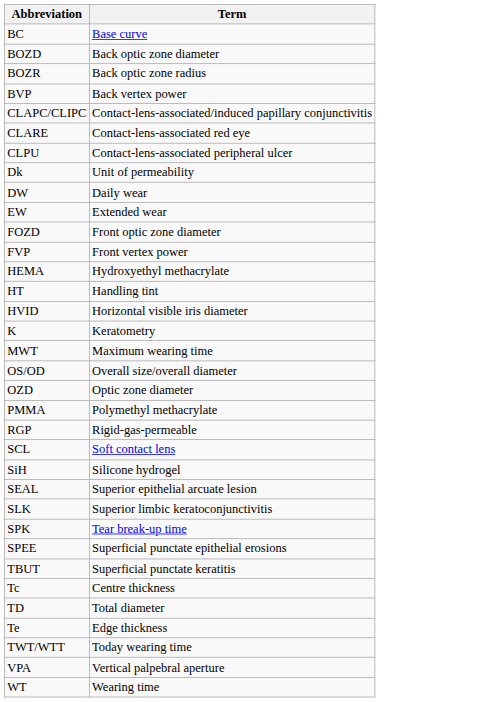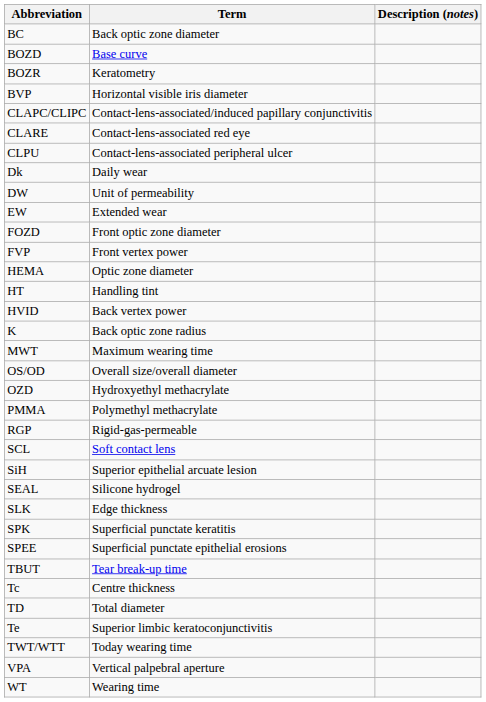+ column: (428, 14)
(120, 34) Base curve -> (156, 34) Back optic zone diameter
(156, 53) Back optic zone diameter -> (120, 53) Base curve
(149, 73) Back optic zone radius -> (124, 73) Keratometry
(139, 93) Back vertex power -> (170, 93) Horizontal visible iris diameter
(143, 172) Unit of permeability -> (120, 172) Daily wear
(120, 192) Daily wear -> (143, 192) Unit of permeability
(161, 271) Hydroxyethyl methacrylate -> (143, 271) Optic zone diameter
(170, 311) Horizontal visible iris diameter -> (139, 311) Back vertex power
(124, 331) Keratometry -> (149, 331) Back optic zone radius
(143, 390) Optic zone diameter -> (161, 390) Hydroxyethyl methacrylate
(136, 469) Silicone hydrogel -> (174, 469) Superior epithelial arcuate lesion
(174, 489) Superior epithelial arcuate lesion -> (136, 489) Silicone hydrogel
(182, 509) Superior limbic keratoconjunctivitis -> (130, 509) Edge thickness
(139, 529) Tear break-up time -> (164, 529) Superficial punctate keratitis
(164, 568) Superficial punctate keratitis -> (139, 568) Tear break-up time
(130, 627) Edge thickness -> (182, 627) Superior limbic keratoconjunctivitis
